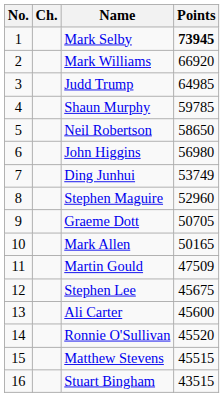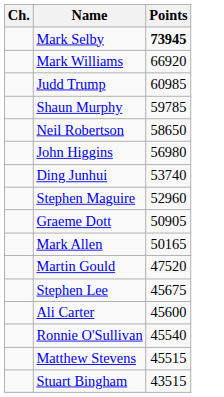- column: (18, 15)
(196, 84) 64985 -> (168, 84) 60985
(196, 175) 53749 -> (168, 175) 53740
(196, 221) 50705 -> (168, 221) 50905
(196, 267) 47509 -> (168, 267) 47520
(196, 335) 45520 -> (168, 335) 45540
